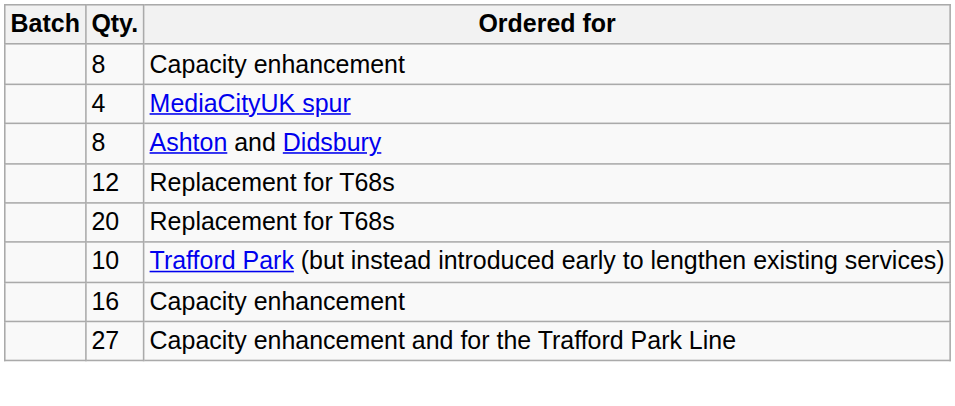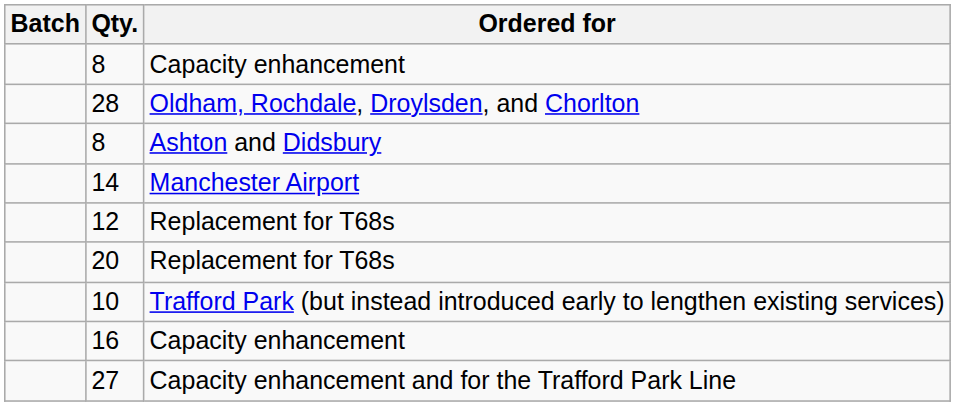- row: (98, 103)
+ row: (105, 103)
+ row: (105, 182)
